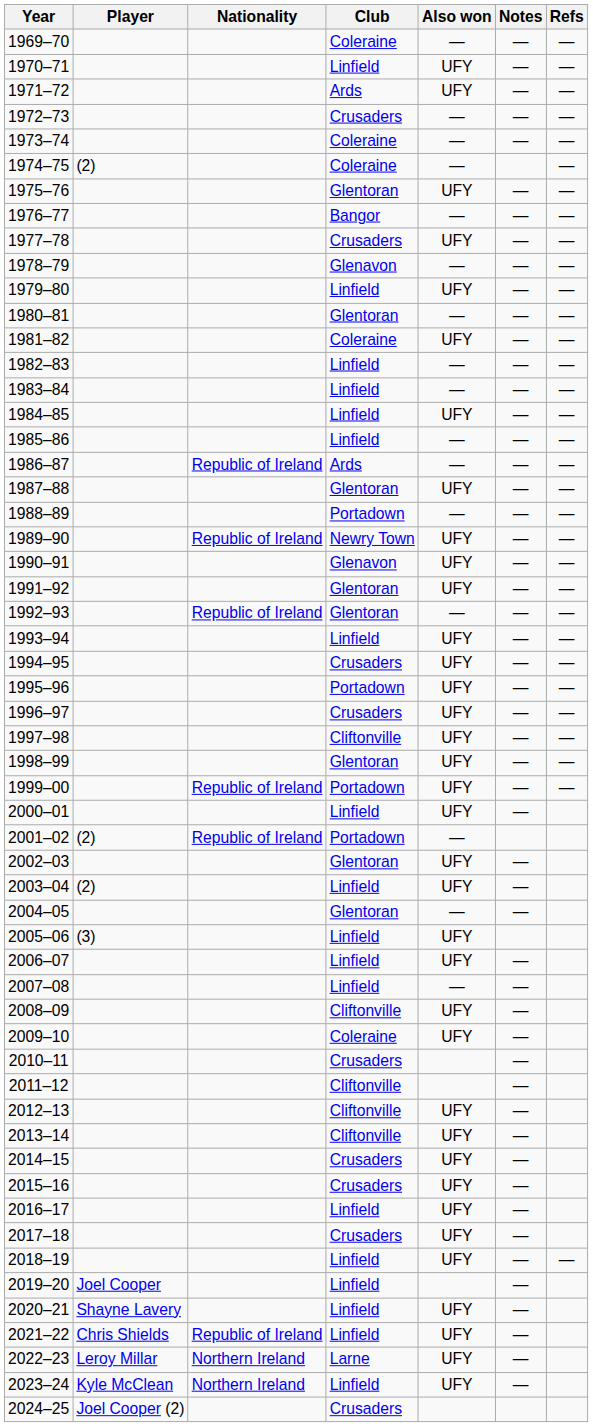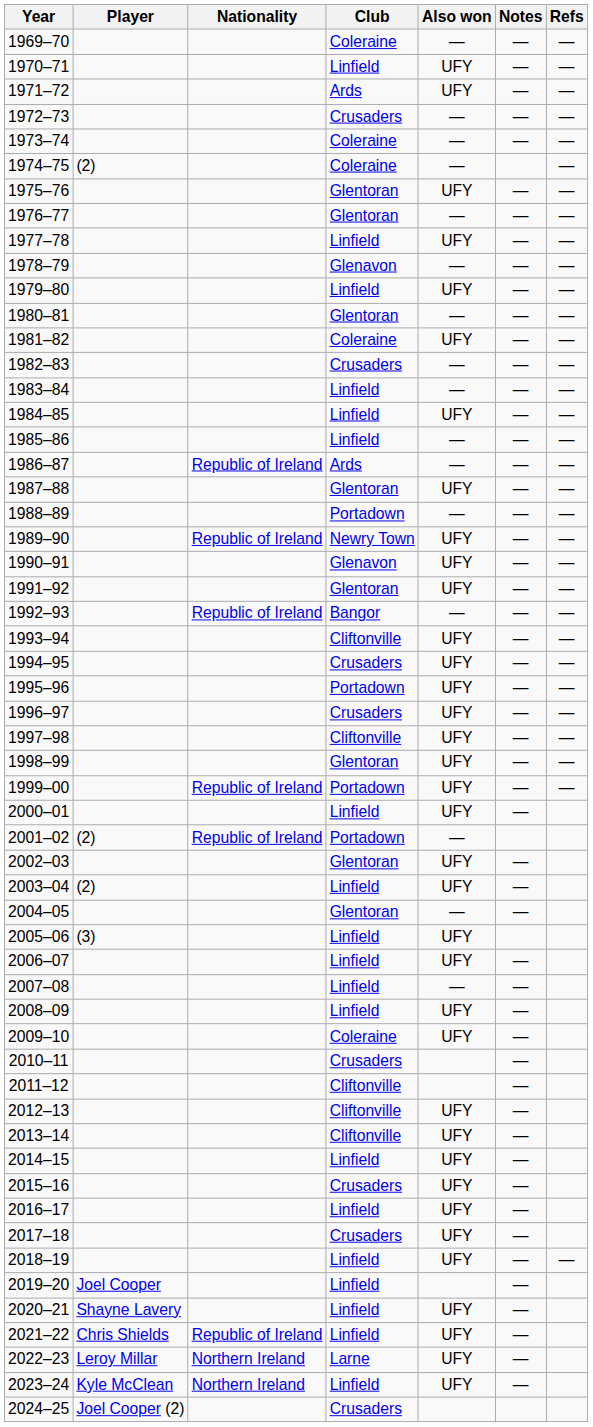(355, 215) Bangor -> (364, 215) Glentoran
(366, 240) Crusaders -> (355, 240) Linfield
(355, 365) Linfield -> (366, 365) Crusaders
(364, 613) Glentoran -> (355, 613) Bangor
(355, 638) Linfield -> (365, 638) Cliftonville
(365, 1011) Cliftonville -> (355, 1011) Linfield
(366, 1160) Crusaders -> (355, 1160) Linfield
